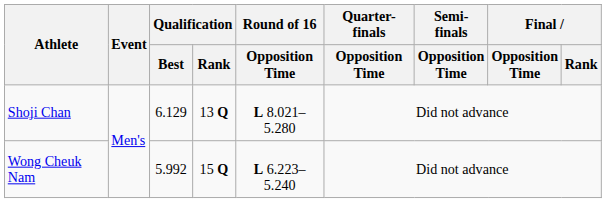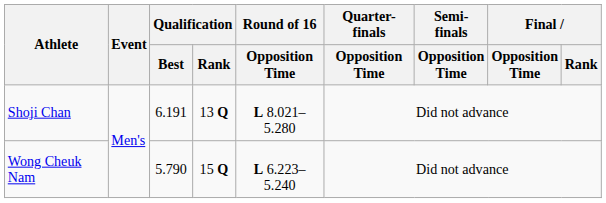(171, 113) 6.129 -> (171, 113) 6.191
(171, 169) 5.992 -> (171, 169) 5.790
